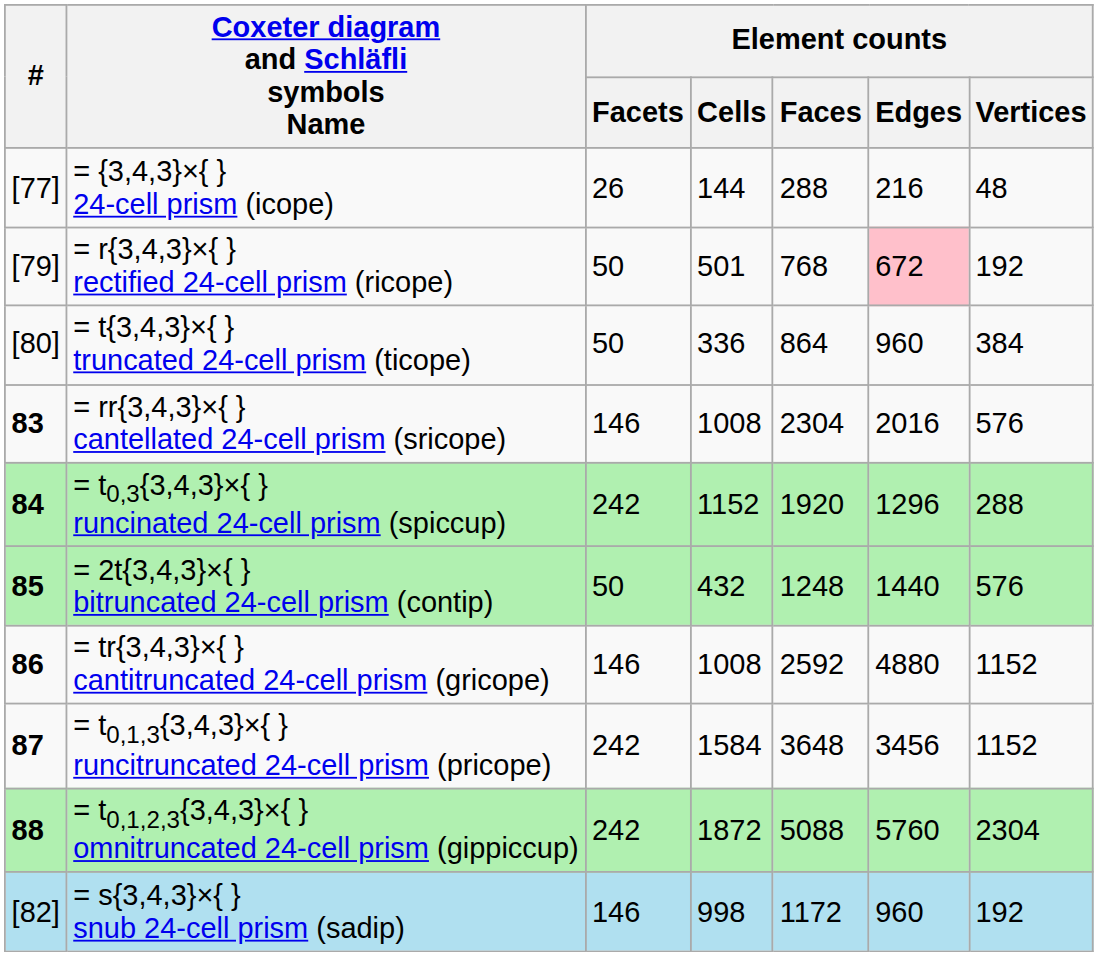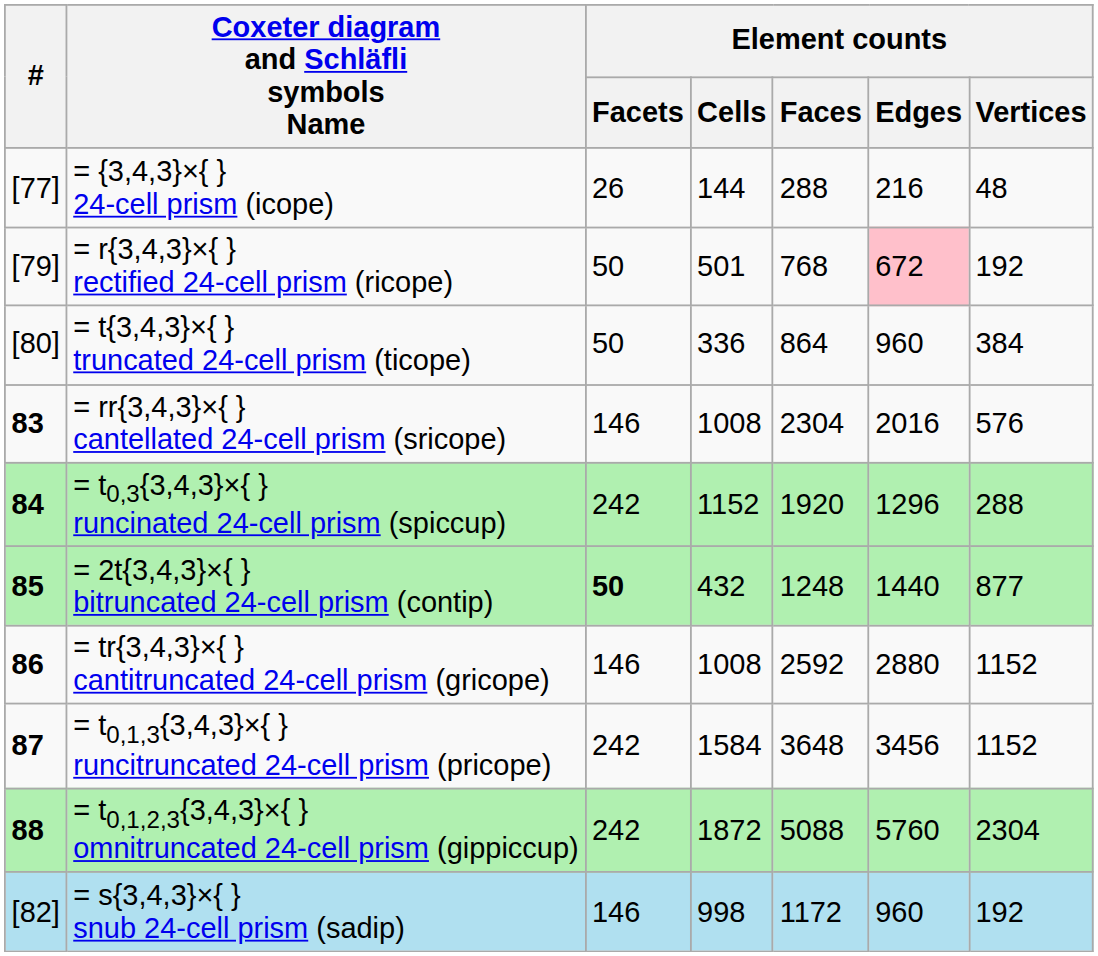(608, 585) normal -> (608, 585) bold
(1000, 585) 576 -> (1000, 585) 877
(907, 664) 4880 -> (907, 664) 2880
